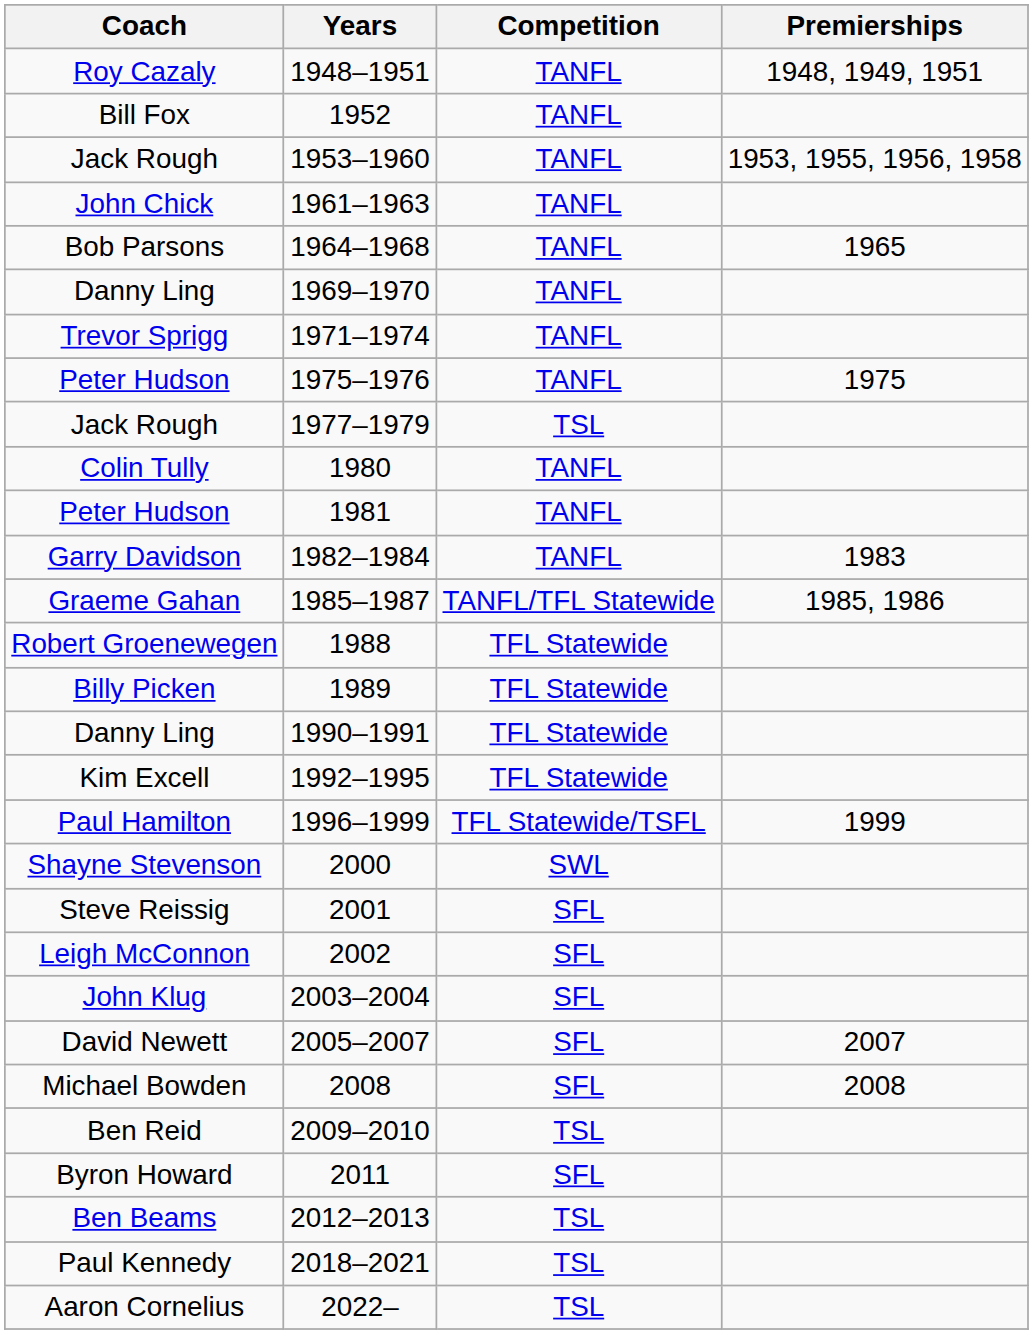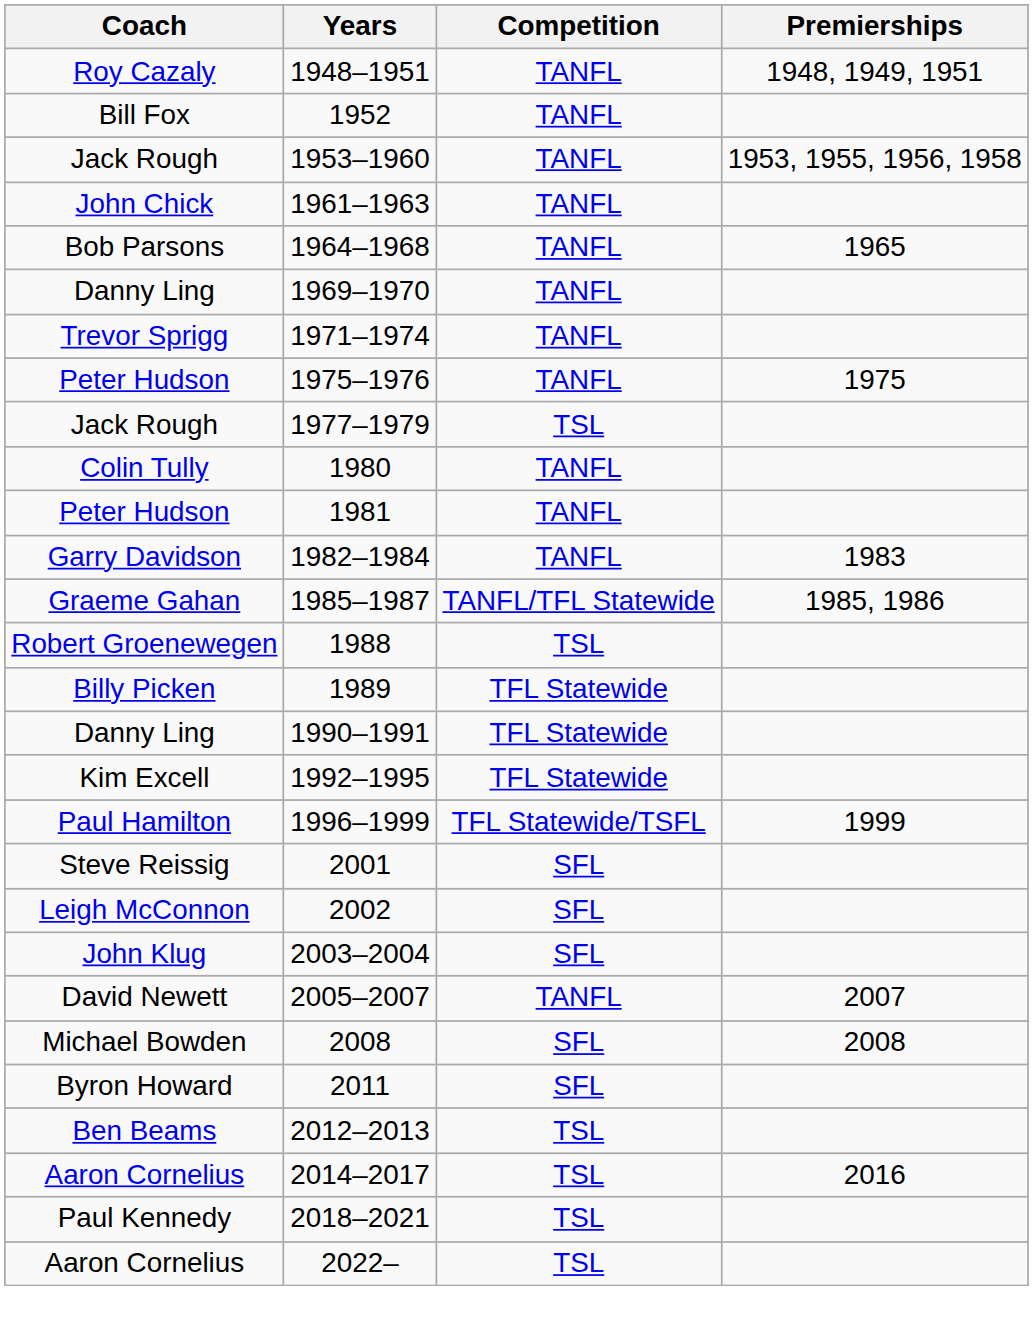(579, 644) TFL Statewide -> (579, 644) TSL
- row: (360, 865)
(579, 1042) SFL -> (579, 997) TANFL
- row: (360, 1130)
+ row: (360, 1174)
